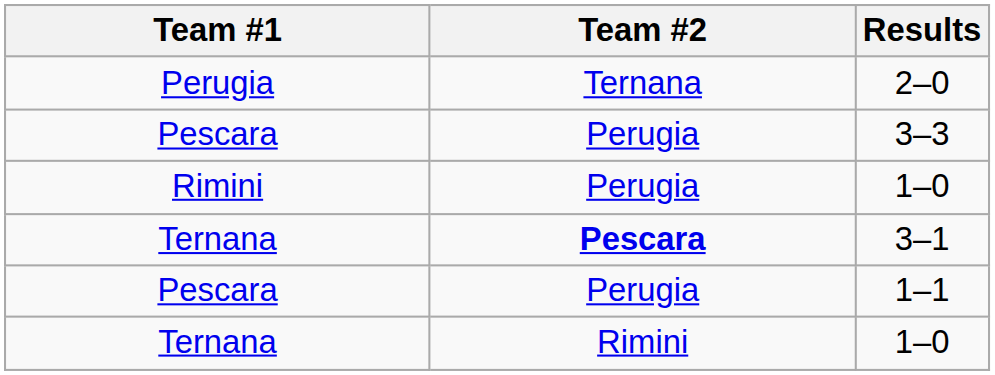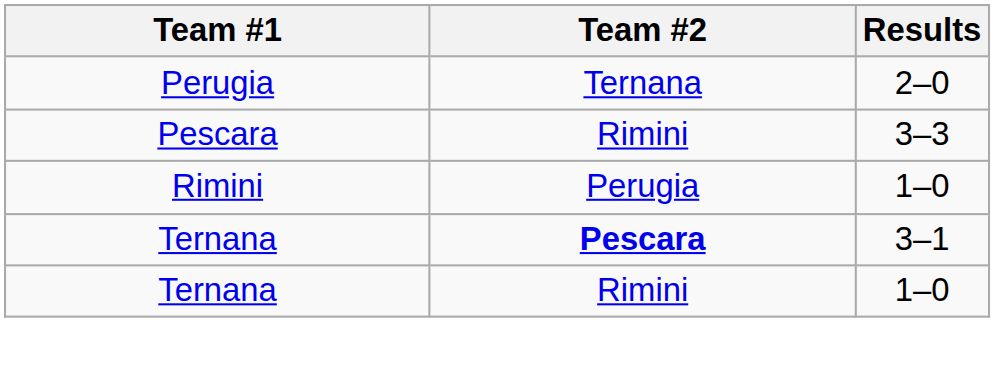(643, 134) Perugia -> (643, 134) Rimini
- row: (218, 290)
